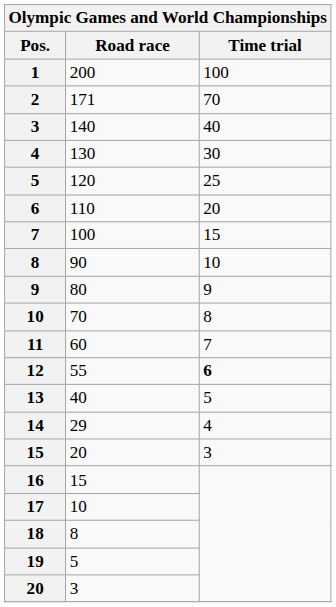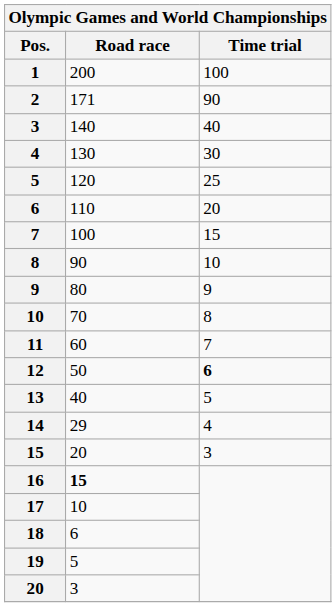(212, 99) 70 -> (212, 99) 90
(78, 371) 55 -> (78, 371) 50
(78, 479) normal -> (78, 479) bold
(74, 533) 8 -> (74, 533) 6
